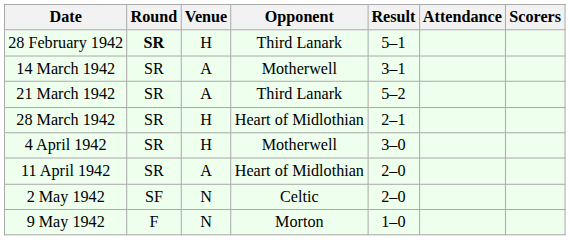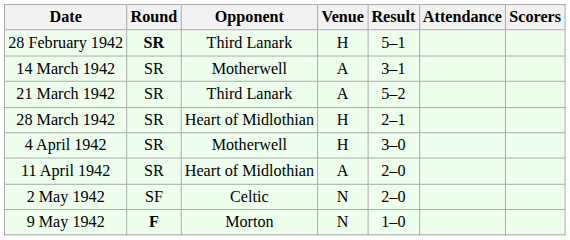columns swapped: (299, 17) <-> (206, 17)
(154, 222) normal -> (154, 222) bold
